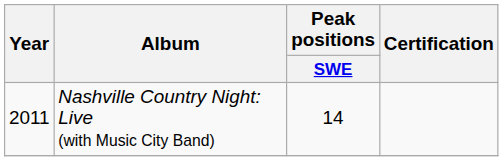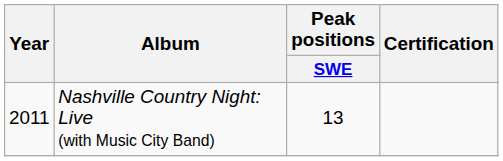(333, 118) 14 -> (333, 118) 13
